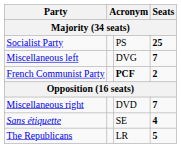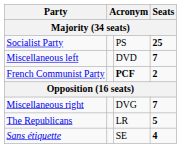(126, 58) DVG -> (126, 58) DVD
(126, 105) DVD -> (126, 105) DVG
rows swapped: (39, 136) <-> (34, 120)
